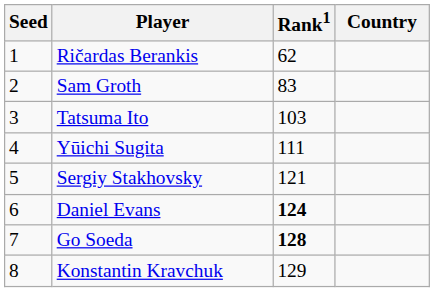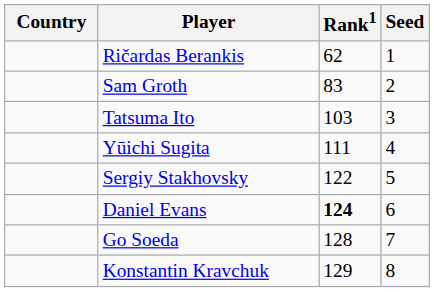columns swapped: (382, 22) <-> (28, 22)
(292, 178) 121 -> (338, 178) 122
(292, 240) bold -> (338, 240) normal
